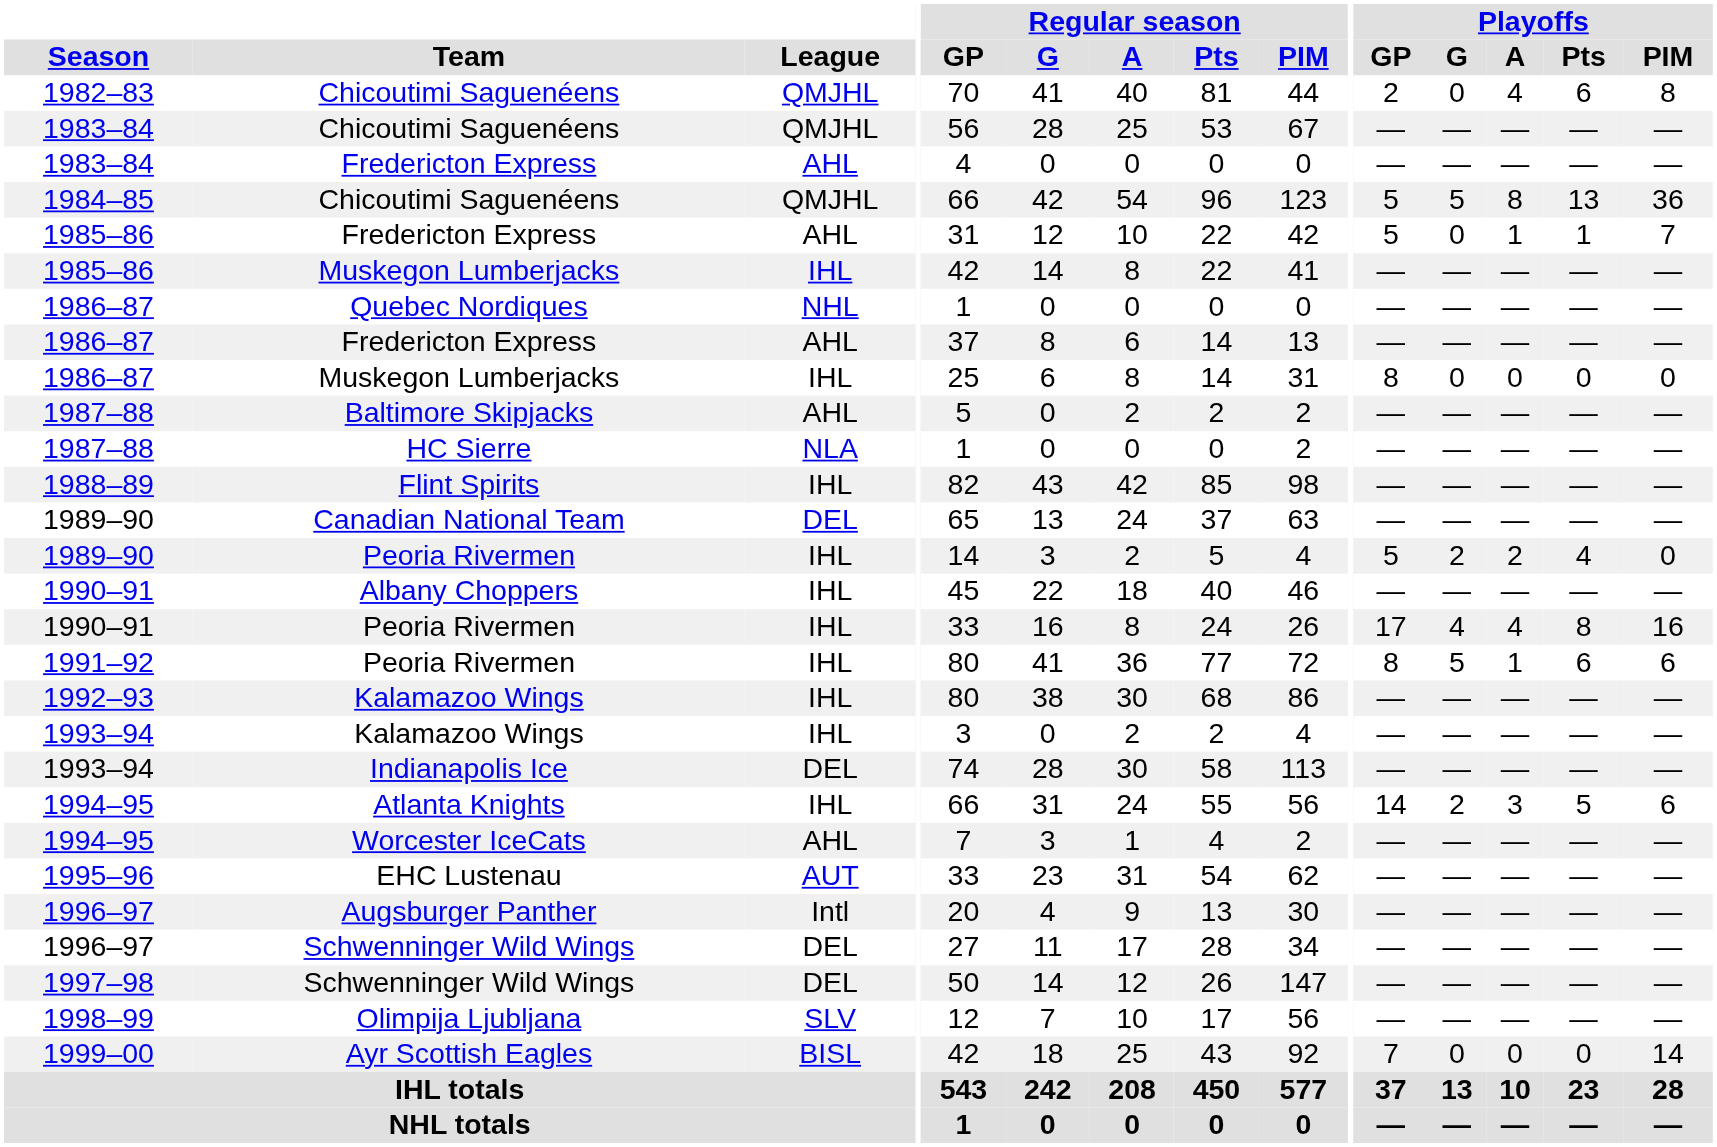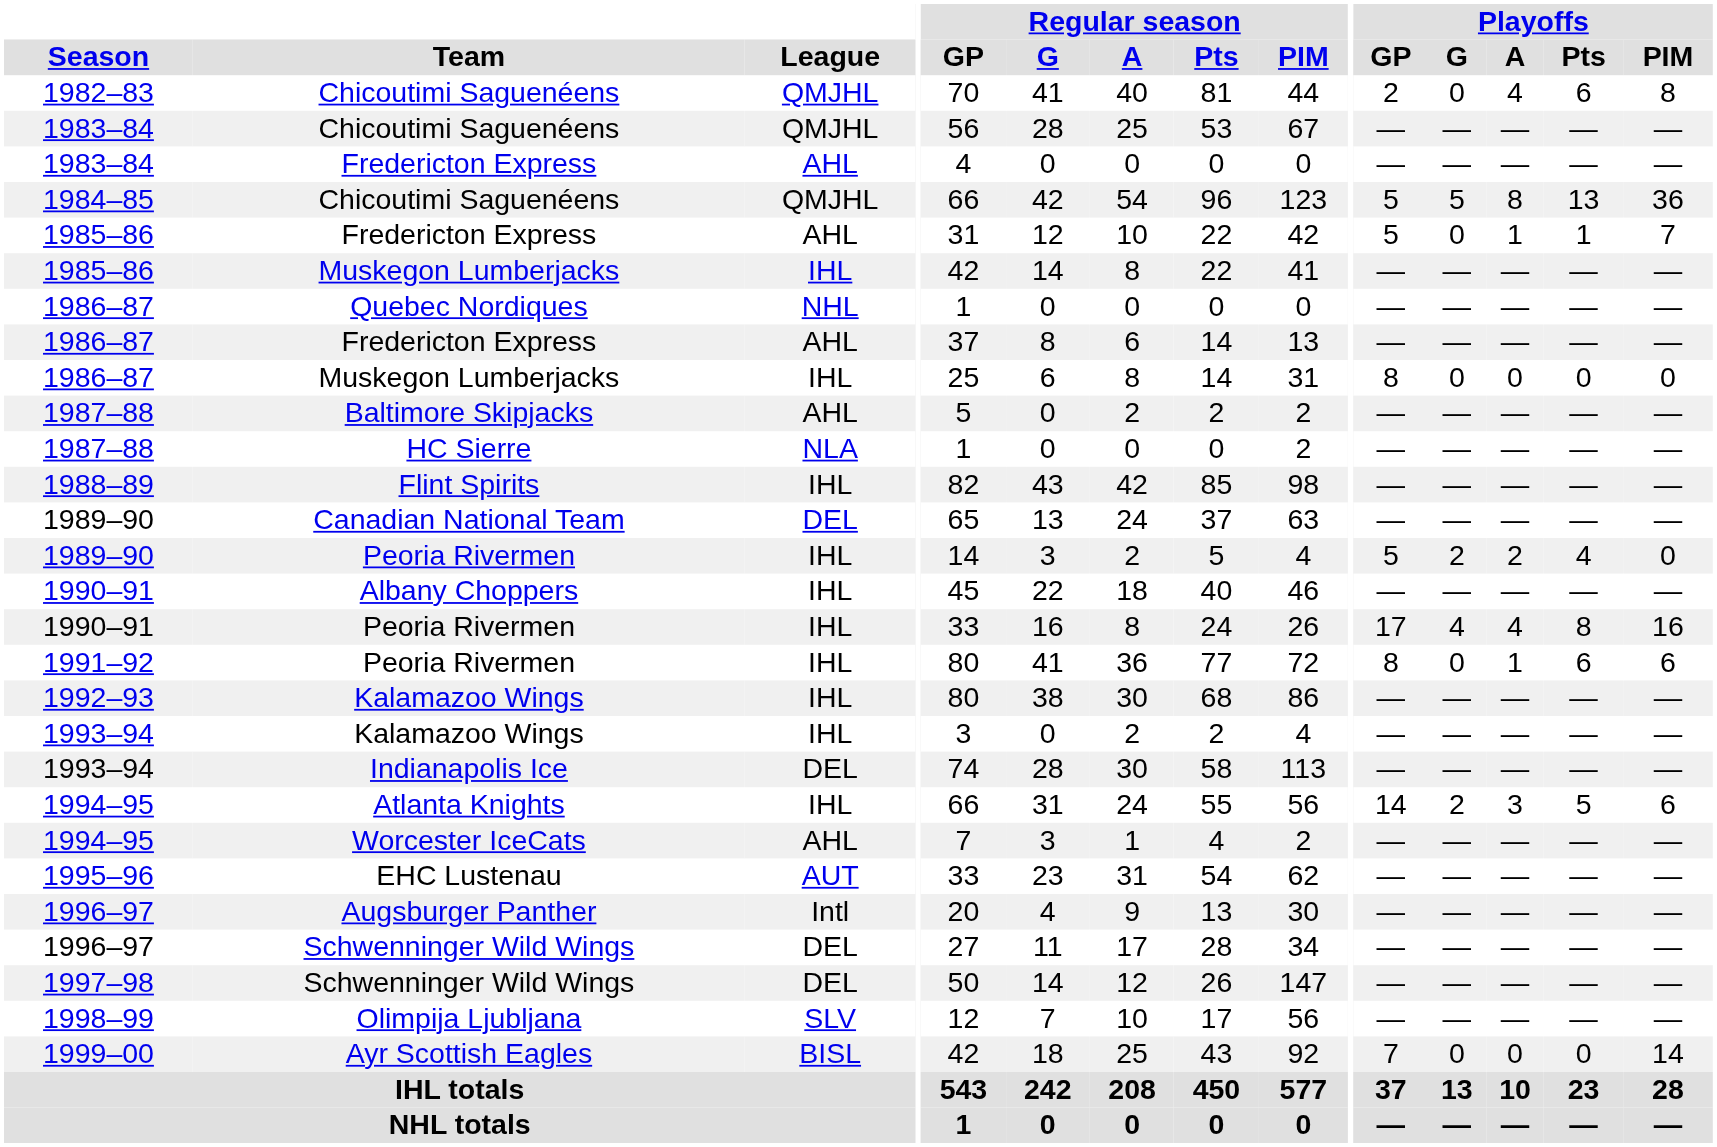(1457, 662) 5 -> (1457, 662) 0
